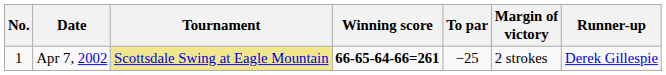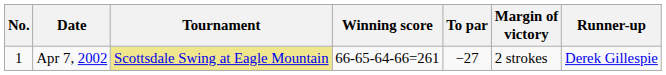(387, 58) bold -> (387, 58) normal
(467, 58) −25 -> (467, 58) −27
